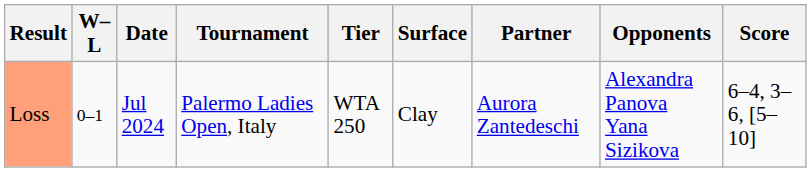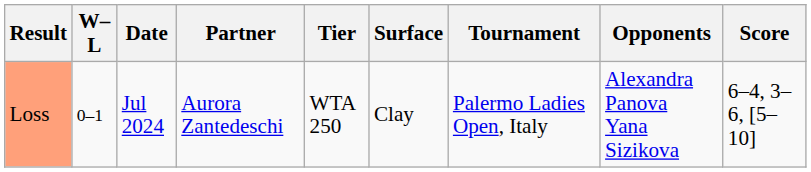columns swapped: (253, 33) <-> (536, 33)
